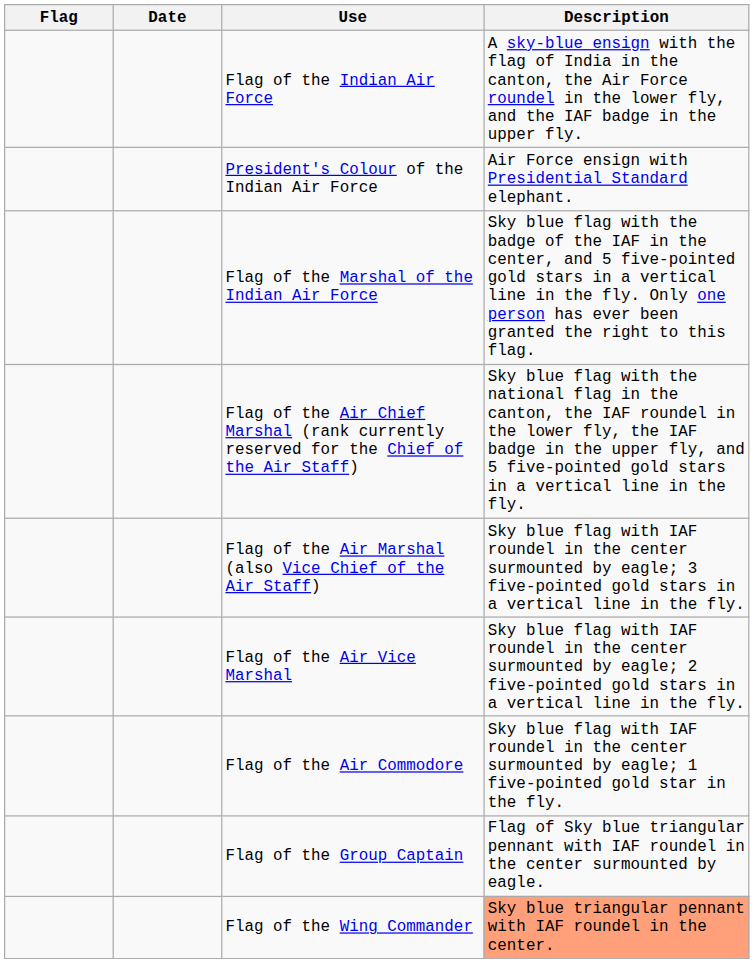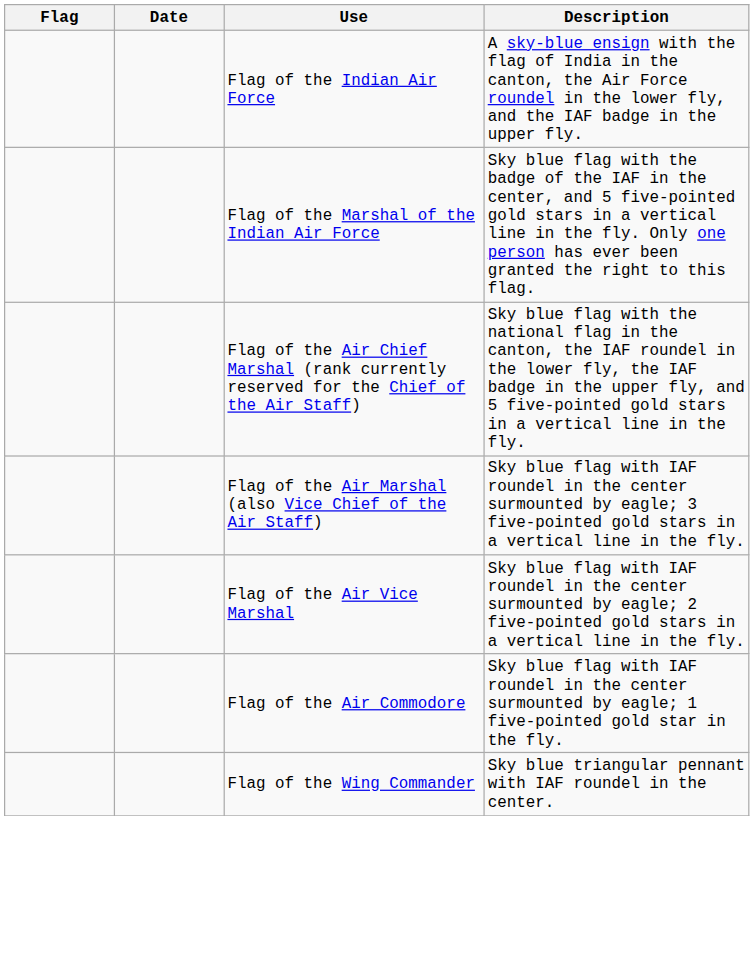- row: (344, 179)
- row: (344, 856)
(616, 927) lightsalmon background -> (616, 784) no background
